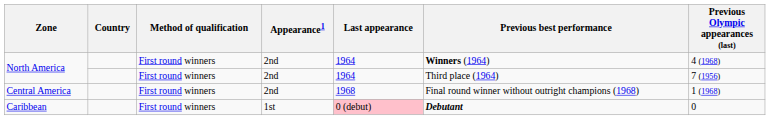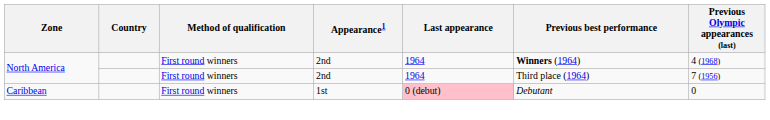- row: (39, 91)
(444, 107) bold -> (534, 91) normal
